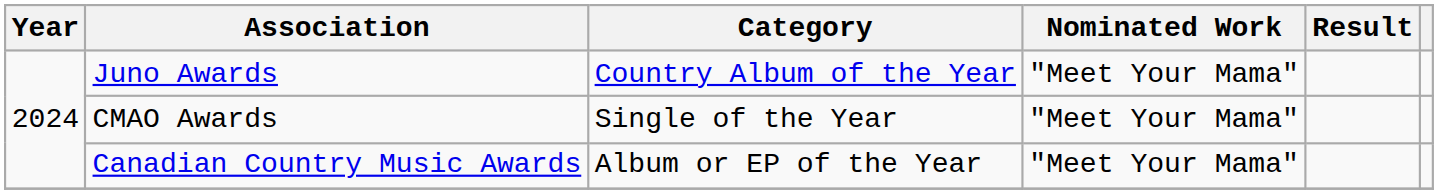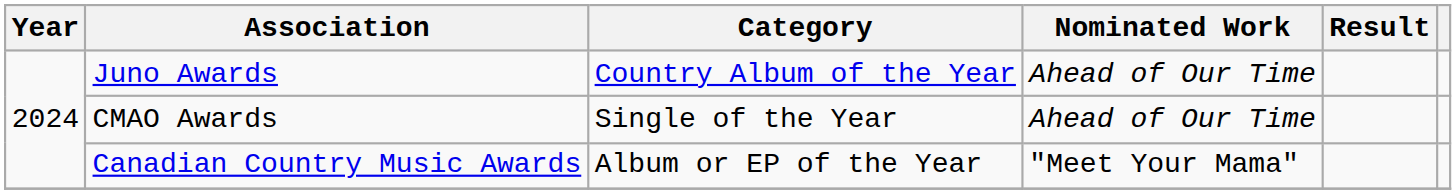(1164, 74) "Meet Your Mama" -> (1173, 74) Ahead of Our Time
(1164, 119) "Meet Your Mama" -> (1173, 119) Ahead of Our Time
